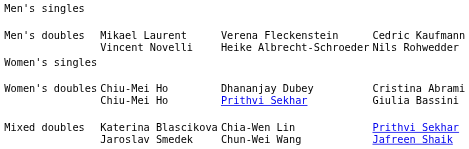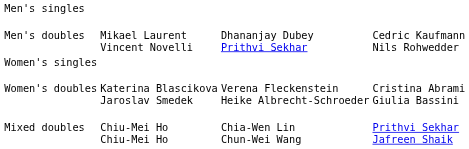(295, 41) Verena Fleckenstein Heike Albrecht-Schroeder -> (267, 41) Dhananjay Dubey Prithvi Sekhar
(134, 95) Chiu-Mei Ho Chiu-Mei Ho -> (159, 95) Katerina Blascikova Jaroslav Smedek
(267, 95) Dhananjay Dubey Prithvi Sekhar -> (295, 95) Verena Fleckenstein Heike Albrecht-Schroeder
(159, 134) Katerina Blascikova Jaroslav Smedek -> (134, 134) Chiu-Mei Ho Chiu-Mei Ho
